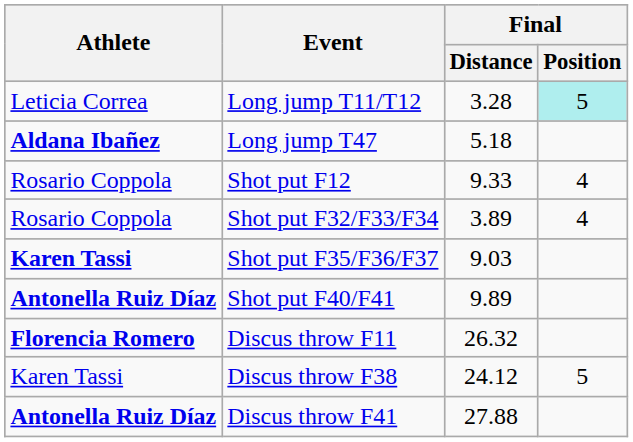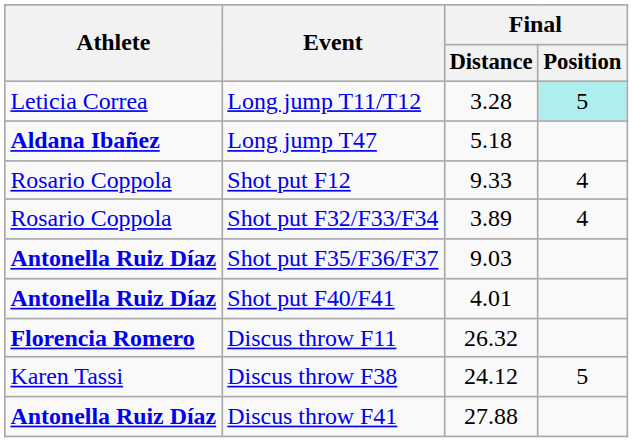(71, 259) Karen Tassi -> (113, 259) Antonella Ruiz Díaz
(491, 298) 9.89 -> (491, 298) 4.01
